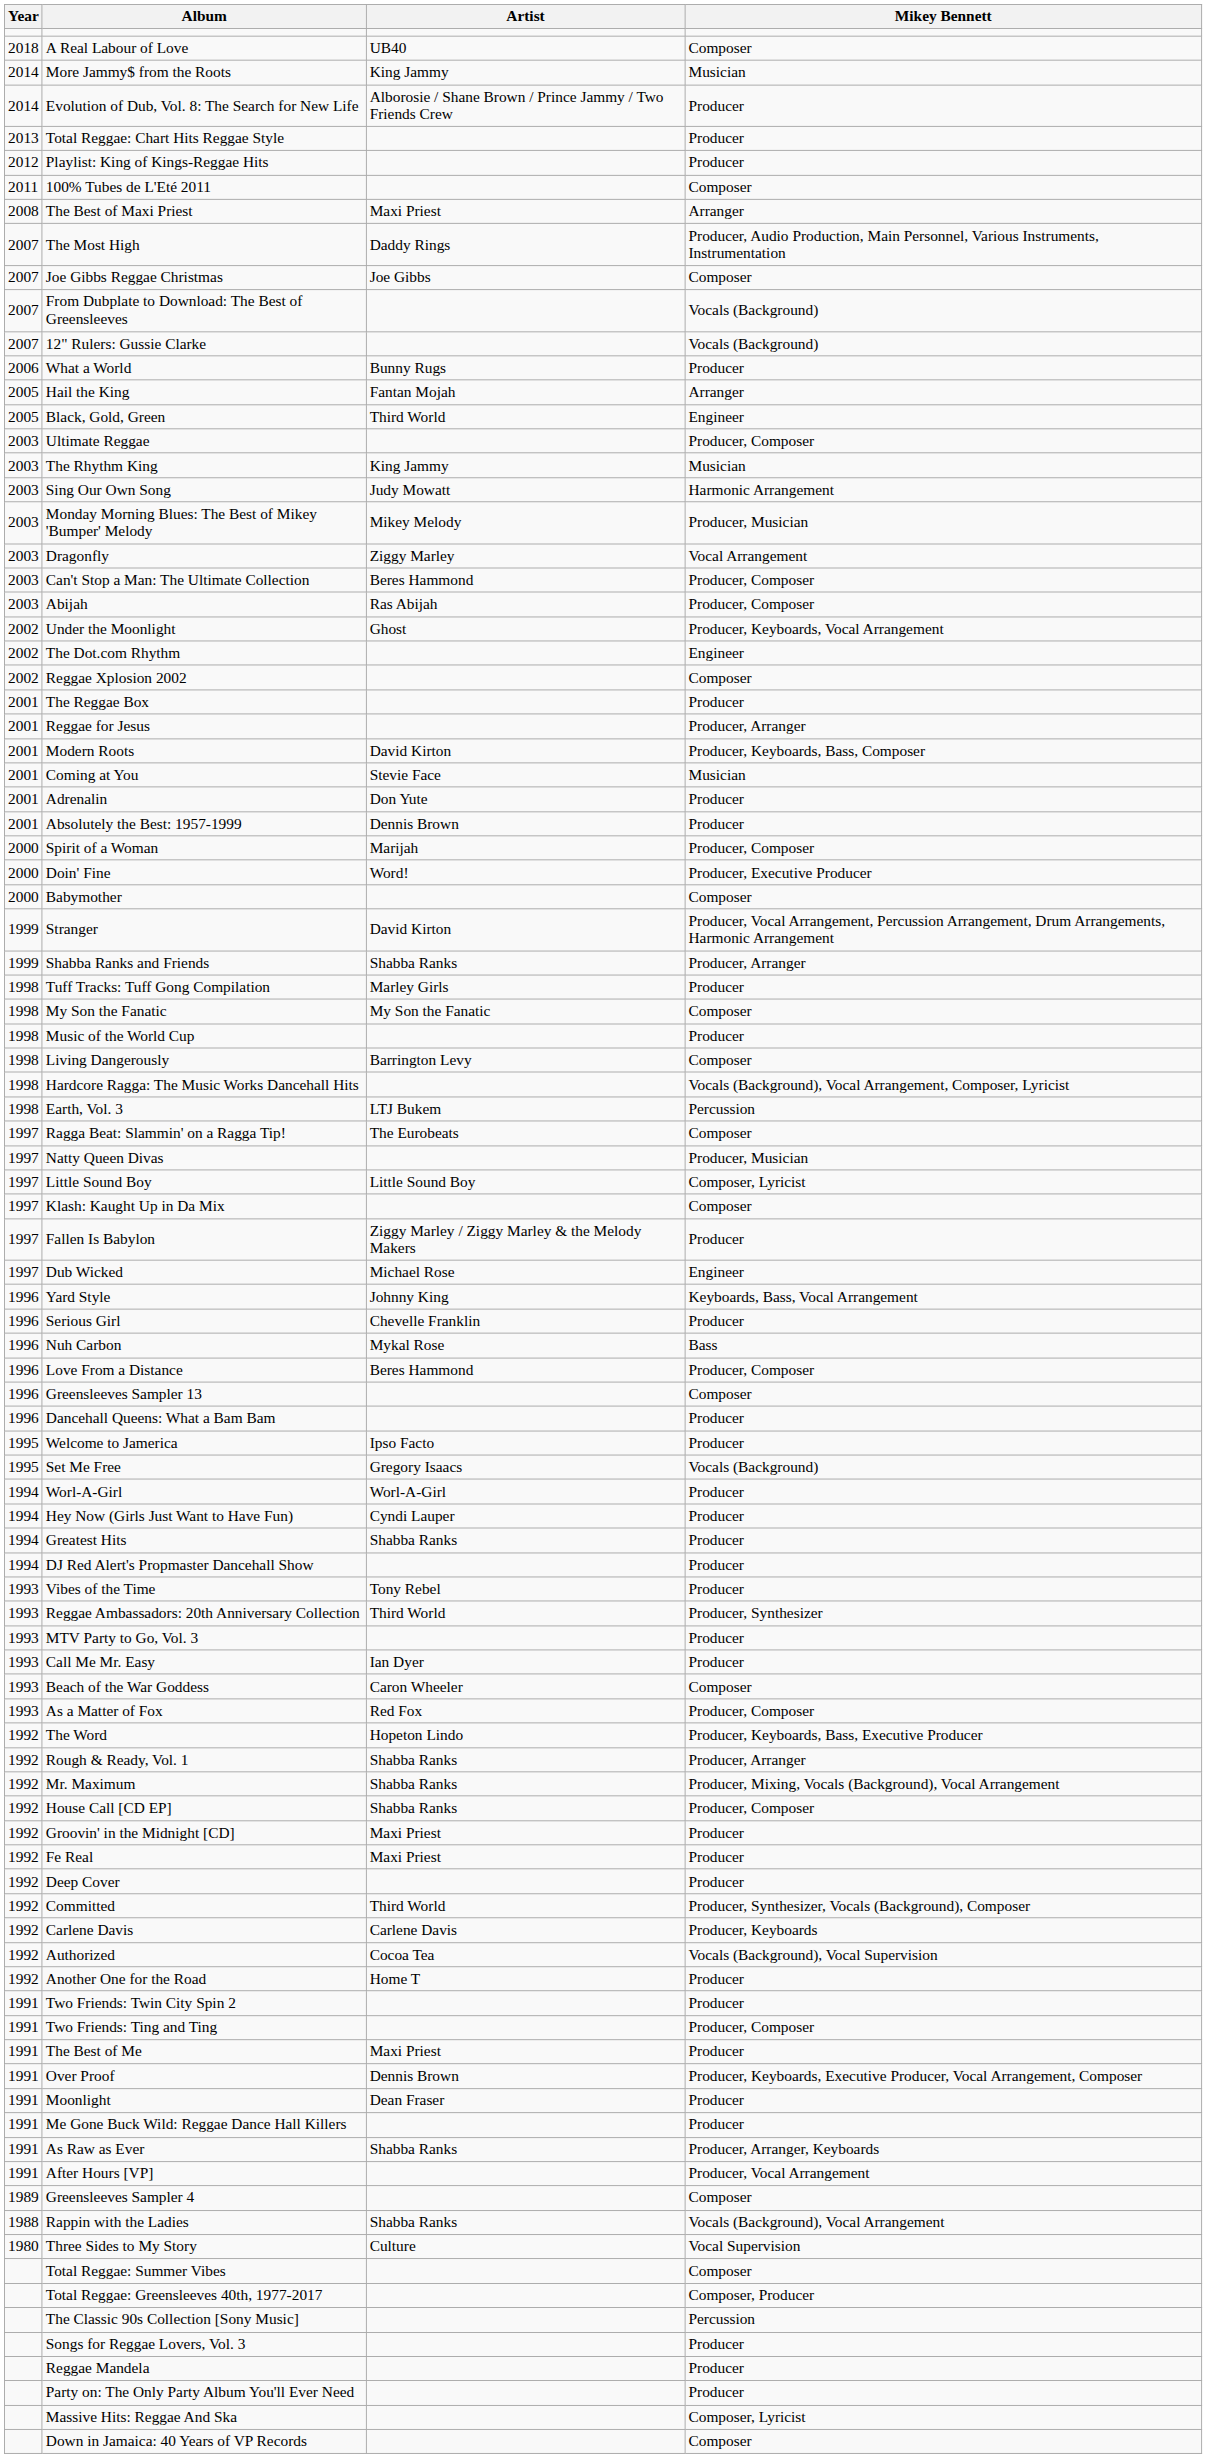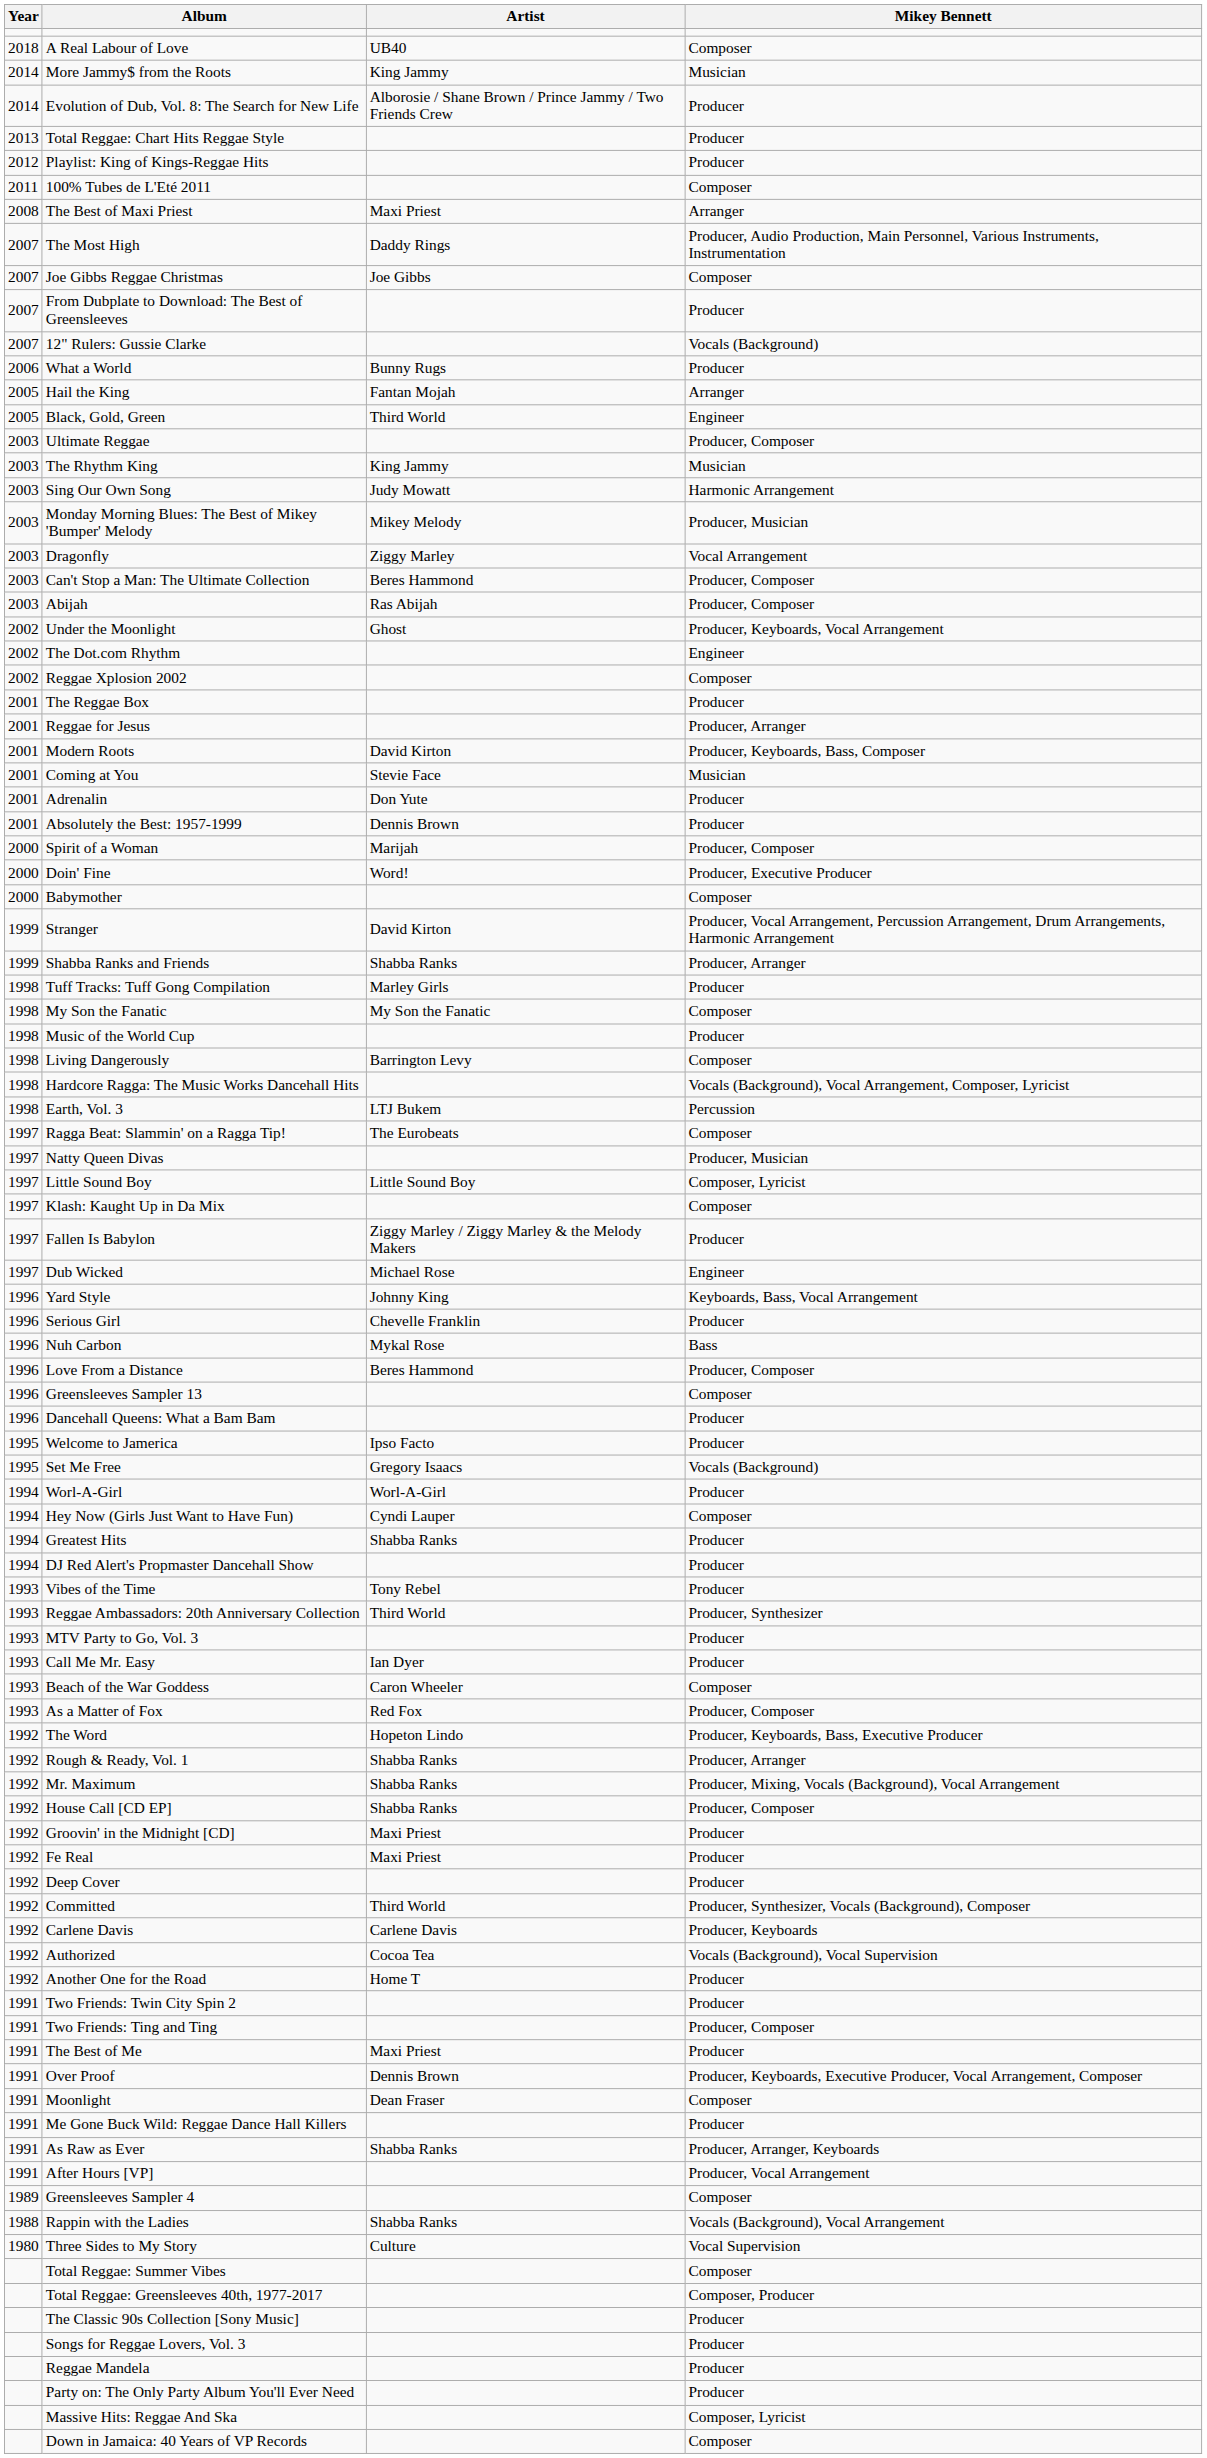(753, 310) Vocals (Background) -> (716, 310) Producer
(716, 1515) Producer -> (720, 1515) Composer
(716, 2100) Producer -> (720, 2100) Composer
(722, 2319) Percussion -> (716, 2319) Producer
